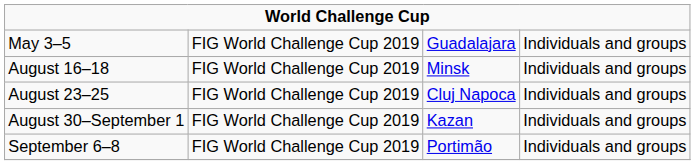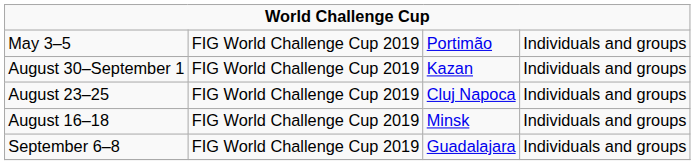(471, 43) Guadalajara -> (459, 43) Portimão
rows swapped: (59, 69) <-> (96, 120)
(459, 146) Portimão -> (471, 146) Guadalajara
